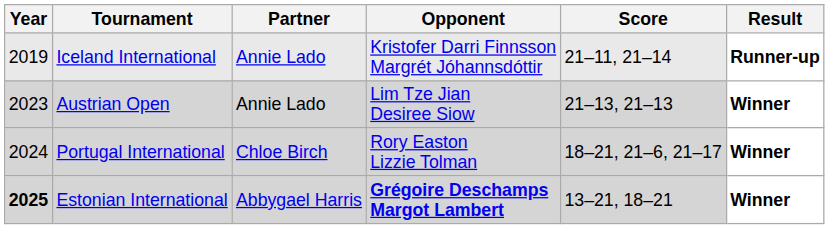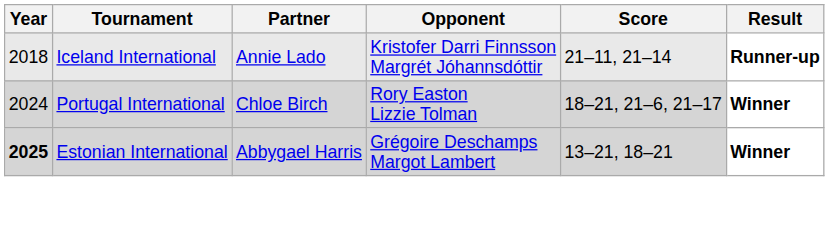(28, 57) 2019 -> (28, 57) 2018
- row: (113, 104)
(459, 200) bold -> (454, 152) normal
